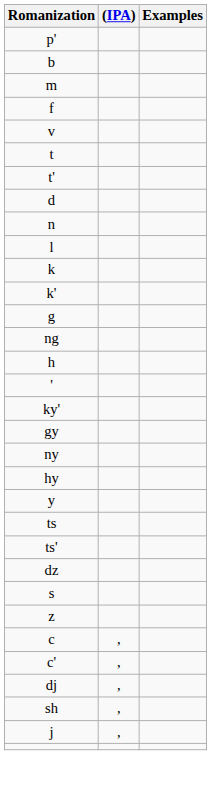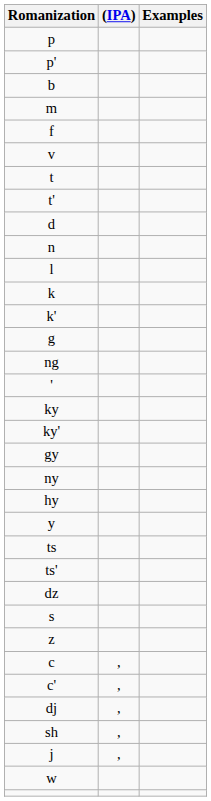+ row: (51, 39)
- row: (51, 362)
+ row: (51, 408)
+ row: (51, 778)
